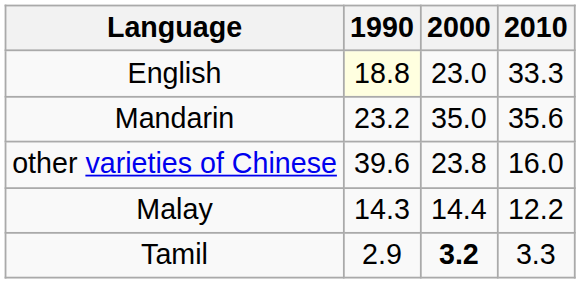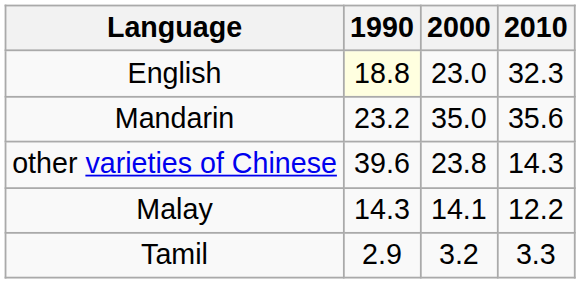(536, 73) 33.3 -> (536, 73) 32.3
(536, 164) 16.0 -> (536, 164) 14.3
(459, 209) 14.4 -> (459, 209) 14.1
(459, 254) bold -> (459, 254) normal
